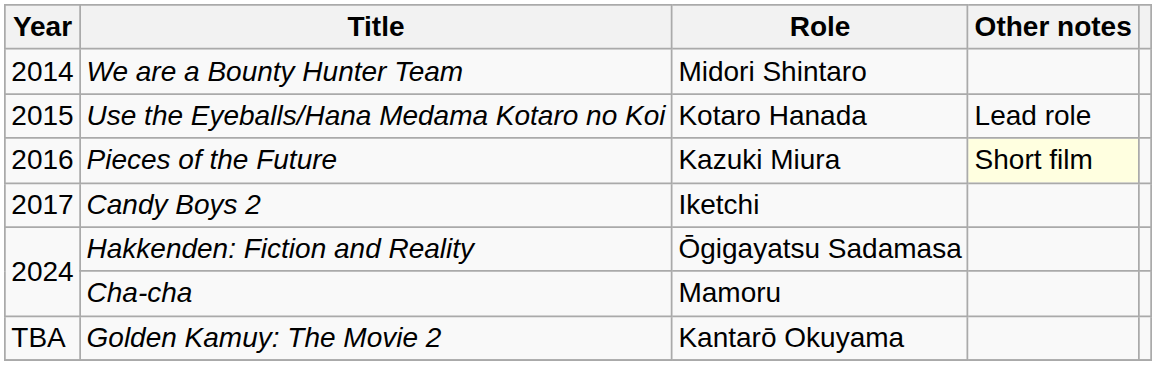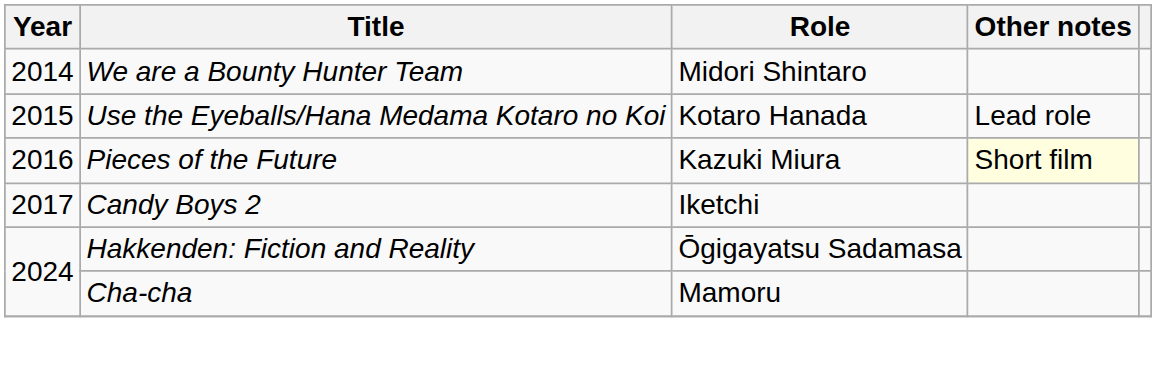- row: (264, 337)
